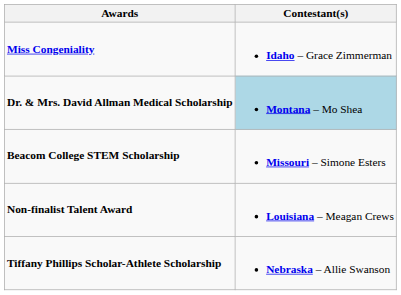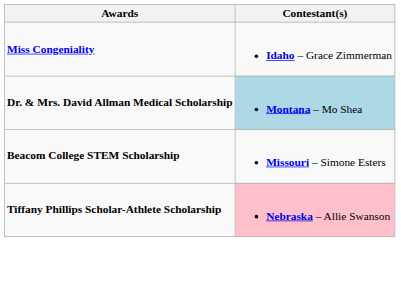- row: (70, 209)
(316, 270) no background -> (315, 216) pink background
